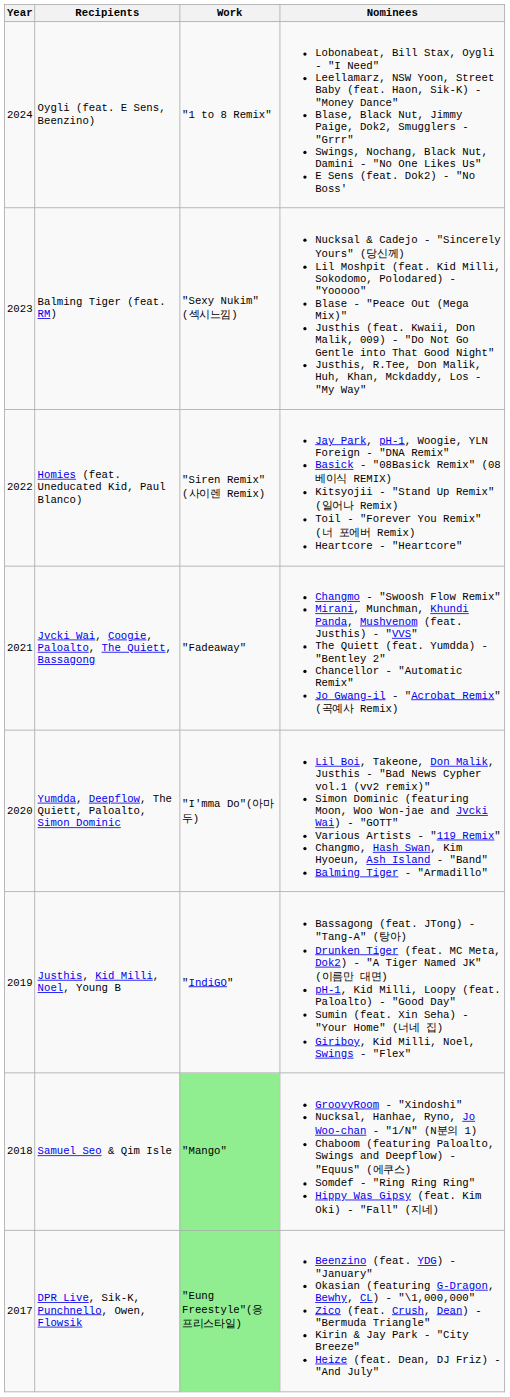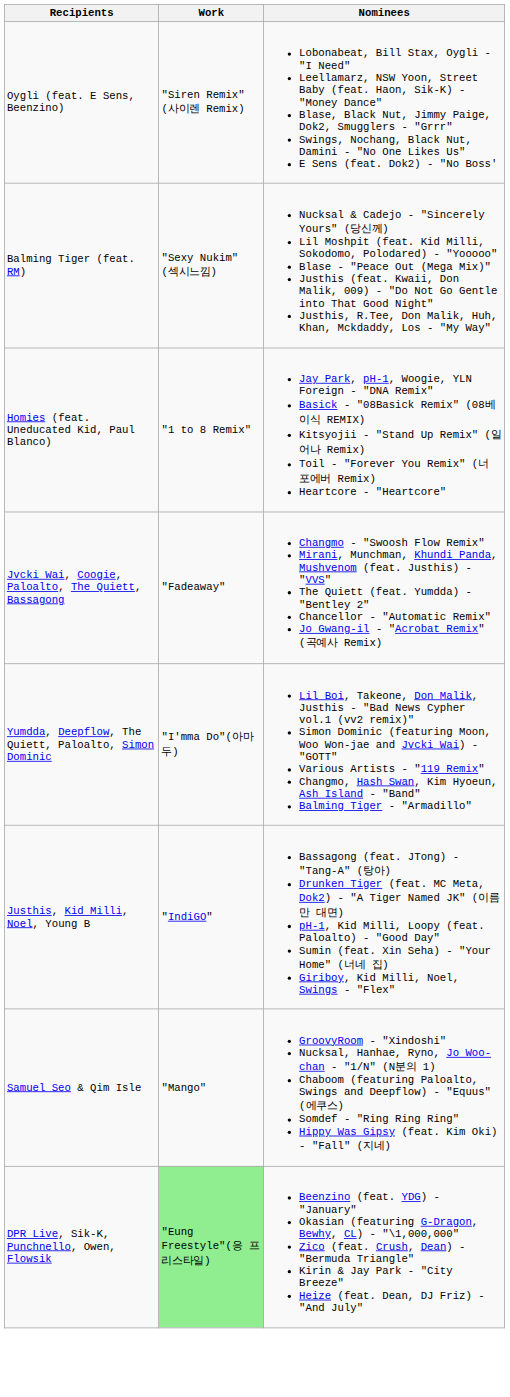- column: (20, 13)
(227, 115) "1 to 8 Remix" -> (203, 102) "Siren Remix"(사이렌 Remix)
(224, 487) "Siren Remix"(사이렌 Remix) -> (206, 430) "1 to 8 Remix"
(204, 1152) lightgreen background -> (184, 1088) no background
